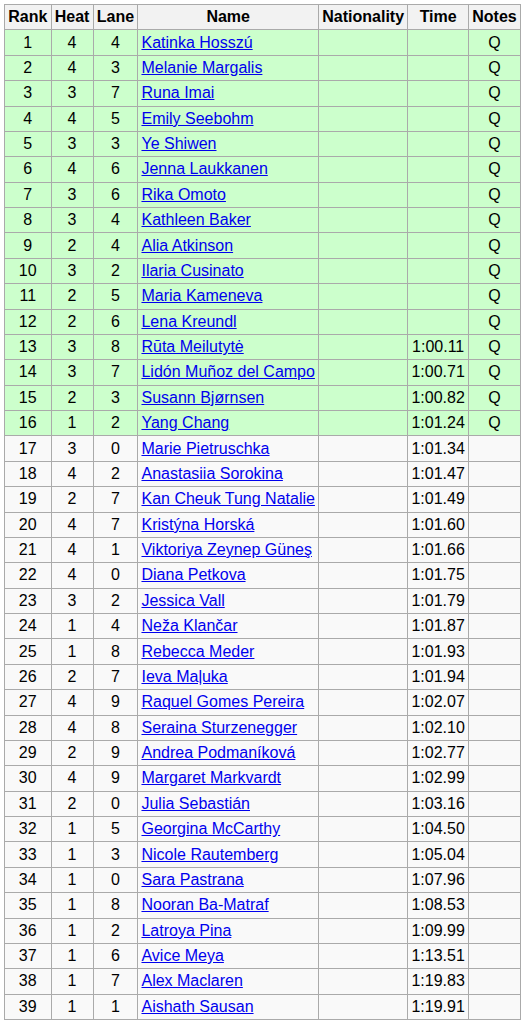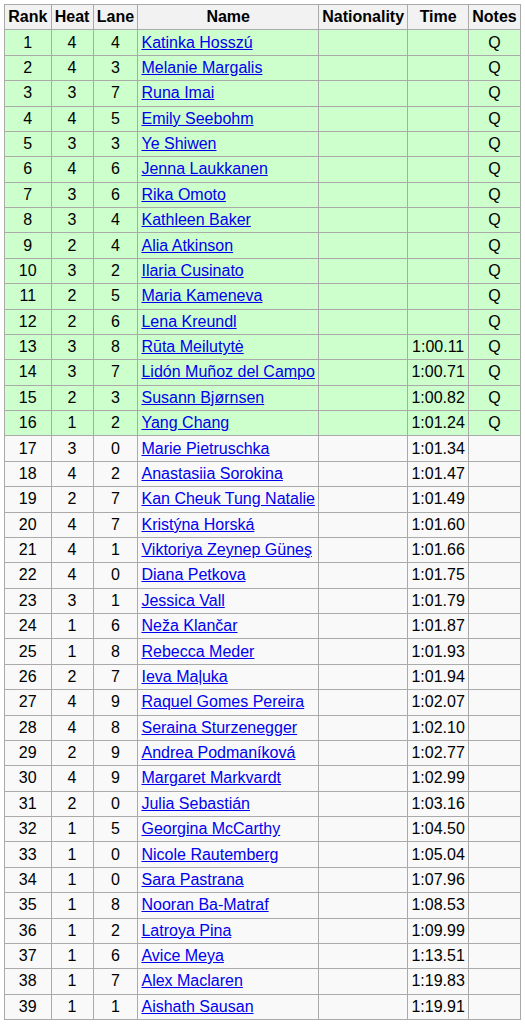(115, 600) 2 -> (115, 600) 1
(115, 626) 4 -> (115, 626) 6
(115, 854) 3 -> (115, 854) 0
